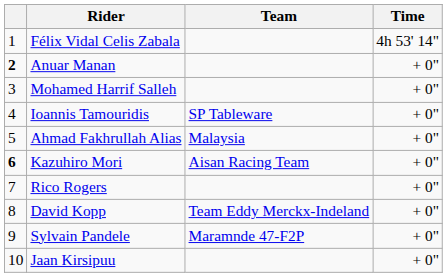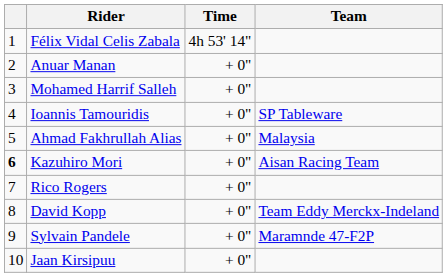columns swapped: (279, 16) <-> (408, 16)
(12, 65) bold -> (12, 65) normal
